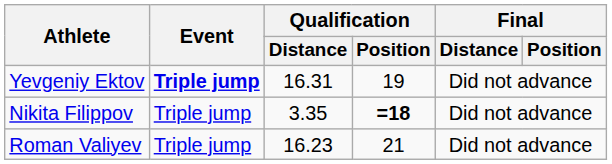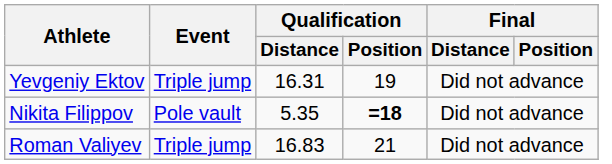(207, 82) bold -> (202, 82) normal
(202, 113) Triple jump -> (197, 113) Pole vault
(308, 113) 3.35 -> (300, 113) 5.35
(308, 145) 16.23 -> (300, 145) 16.83
